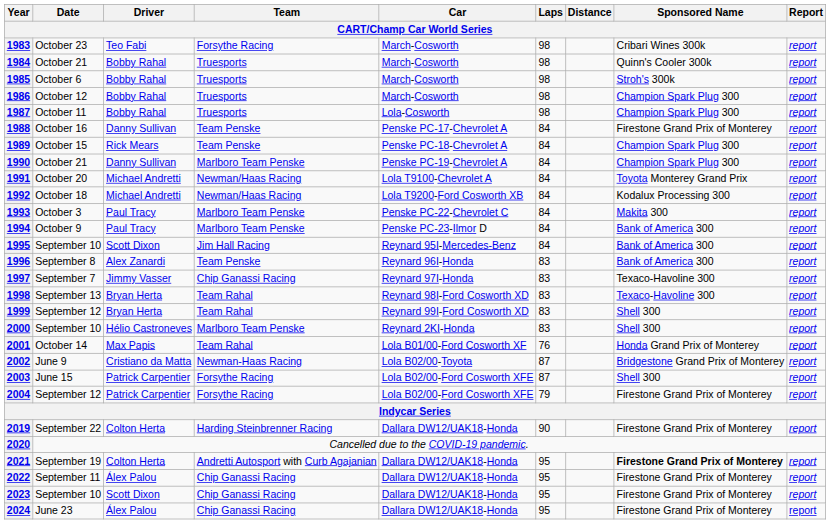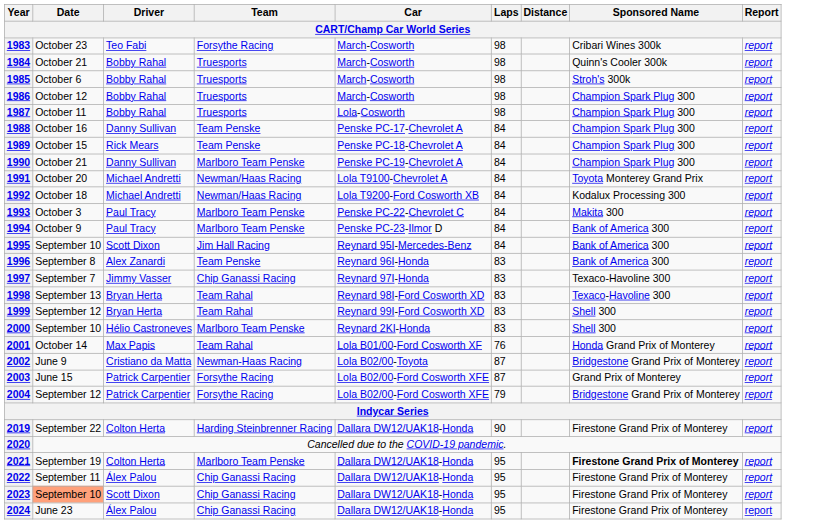(694, 129) Firestone Grand Prix of Monterey -> (633, 129) Champion Spark Plug 300
(638, 378) Shell 300 -> (626, 378) Grand Prix of Monterey
(694, 395) Firestone Grand Prix of Monterey -> (656, 395) Bridgestone Grand Prix of Monterey
(287, 461) Andretti Autosport with Curb Agajanian -> (251, 461) Marlboro Team Penske
(68, 495) no background -> (68, 495) lightsalmon background
